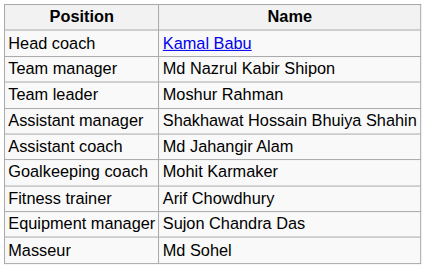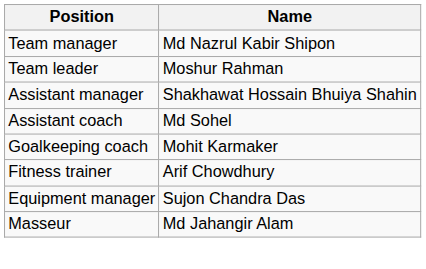- row: (52, 43)
(228, 146) Md Jahangir Alam -> (197, 120) Md Sohel
(197, 250) Md Sohel -> (228, 224) Md Jahangir Alam
